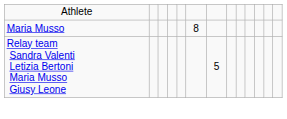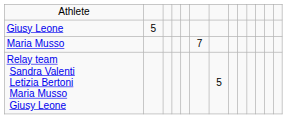+ row: (35, 28)
(196, 28) 8 -> (199, 44) 7
